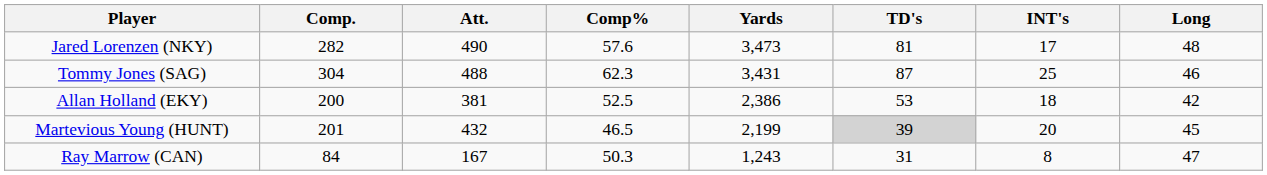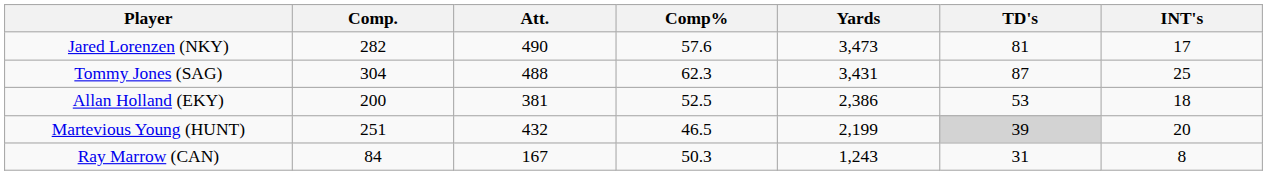- column: (1191, 18)
(331, 128) 201 -> (373, 128) 251
